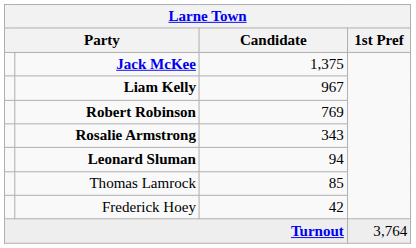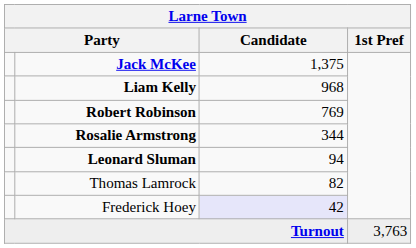(333, 87) 967 -> (333, 87) 968
(333, 135) 343 -> (333, 135) 344
(336, 183) 85 -> (336, 183) 82
(336, 207) no background -> (336, 207) lavender background
(390, 231) 3,764 -> (390, 231) 3,763
